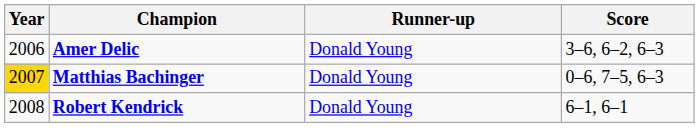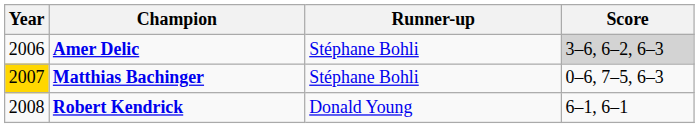(361, 49) Donald Young -> (364, 49) Stéphane Bohli
(615, 49) no background -> (615, 49) lightgrey background
(361, 78) Donald Young -> (364, 78) Stéphane Bohli
